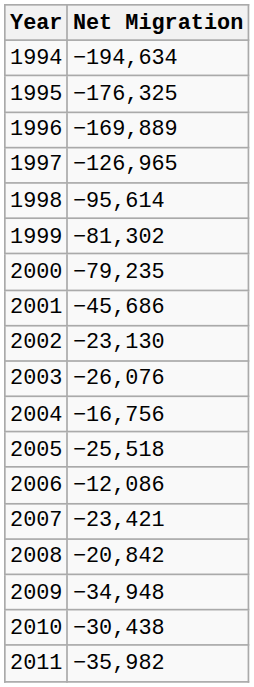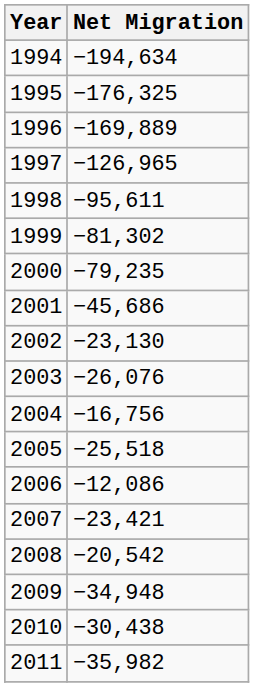(119, 201) −95,614 -> (119, 201) −95,611
(119, 557) −20,842 -> (119, 557) −20,542
